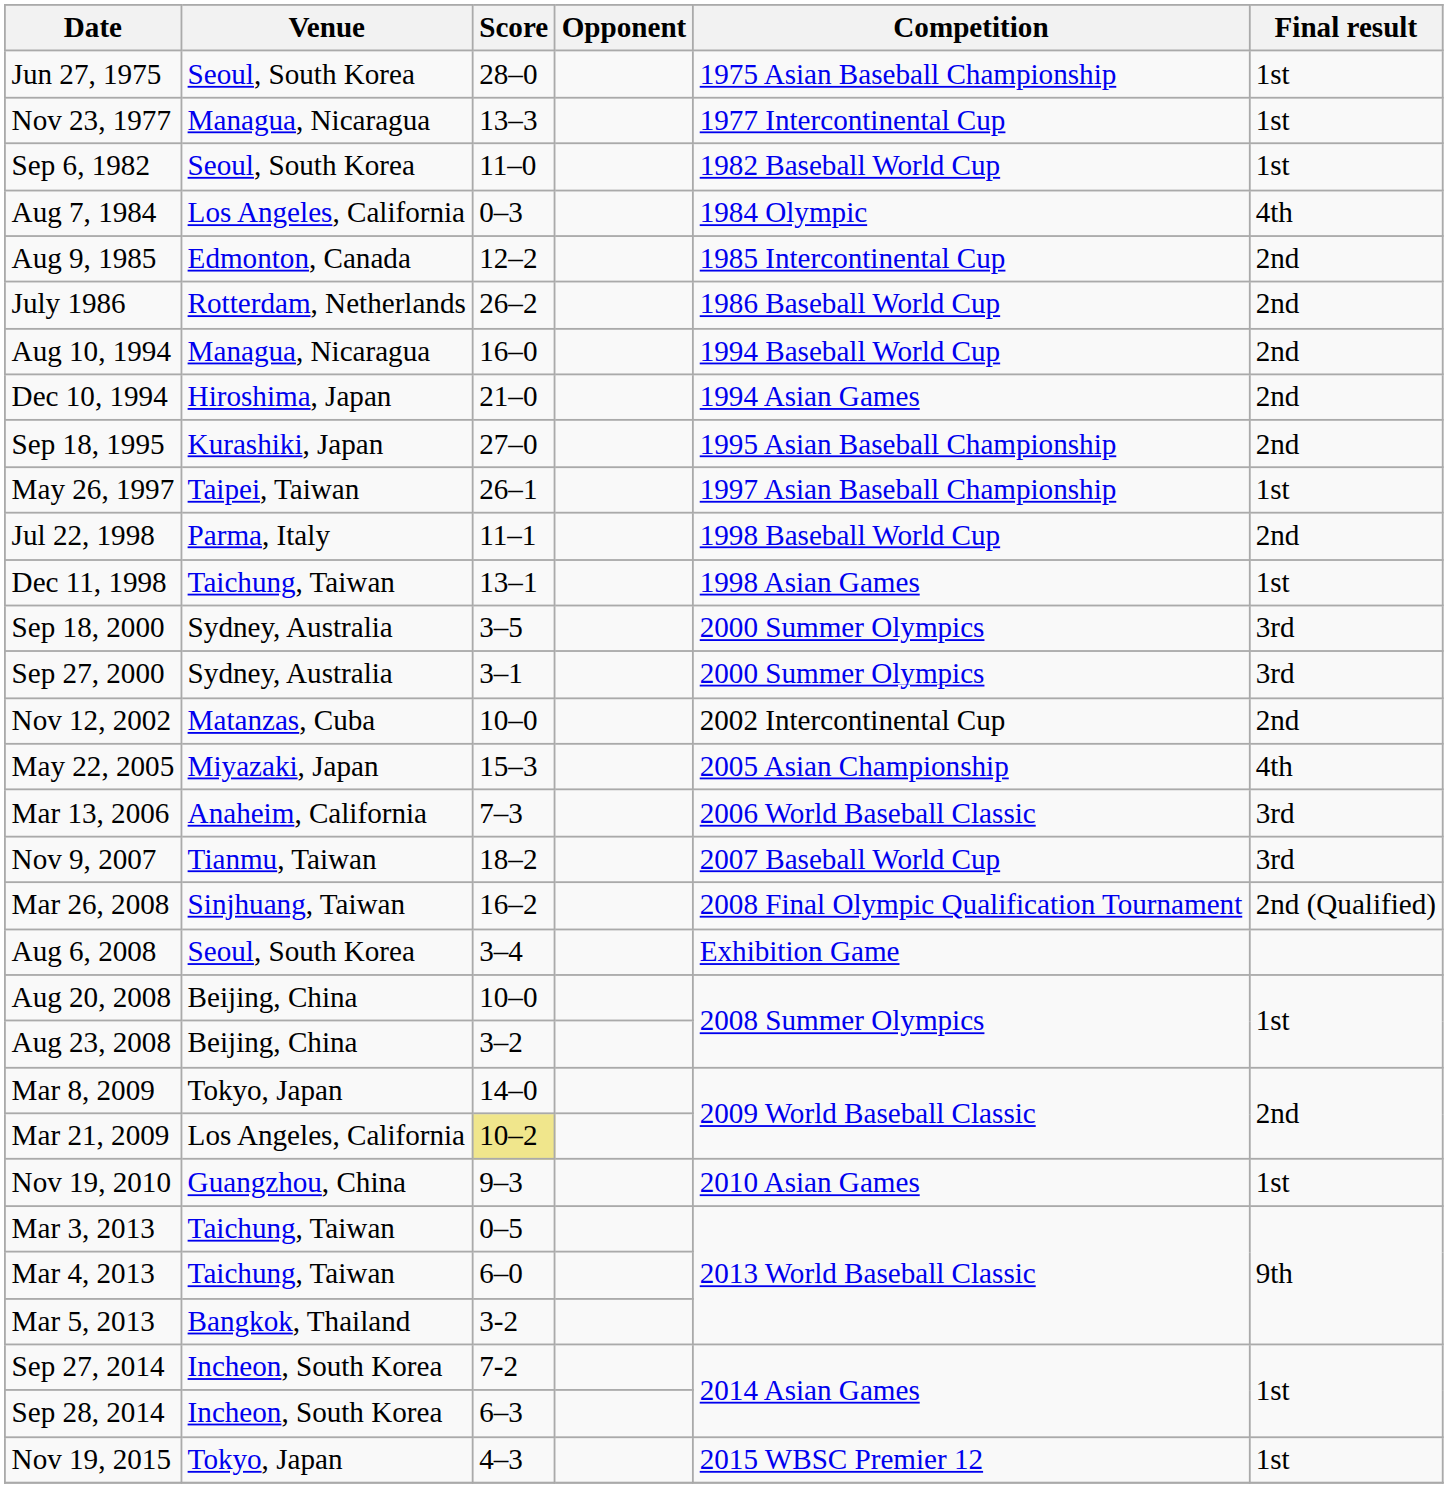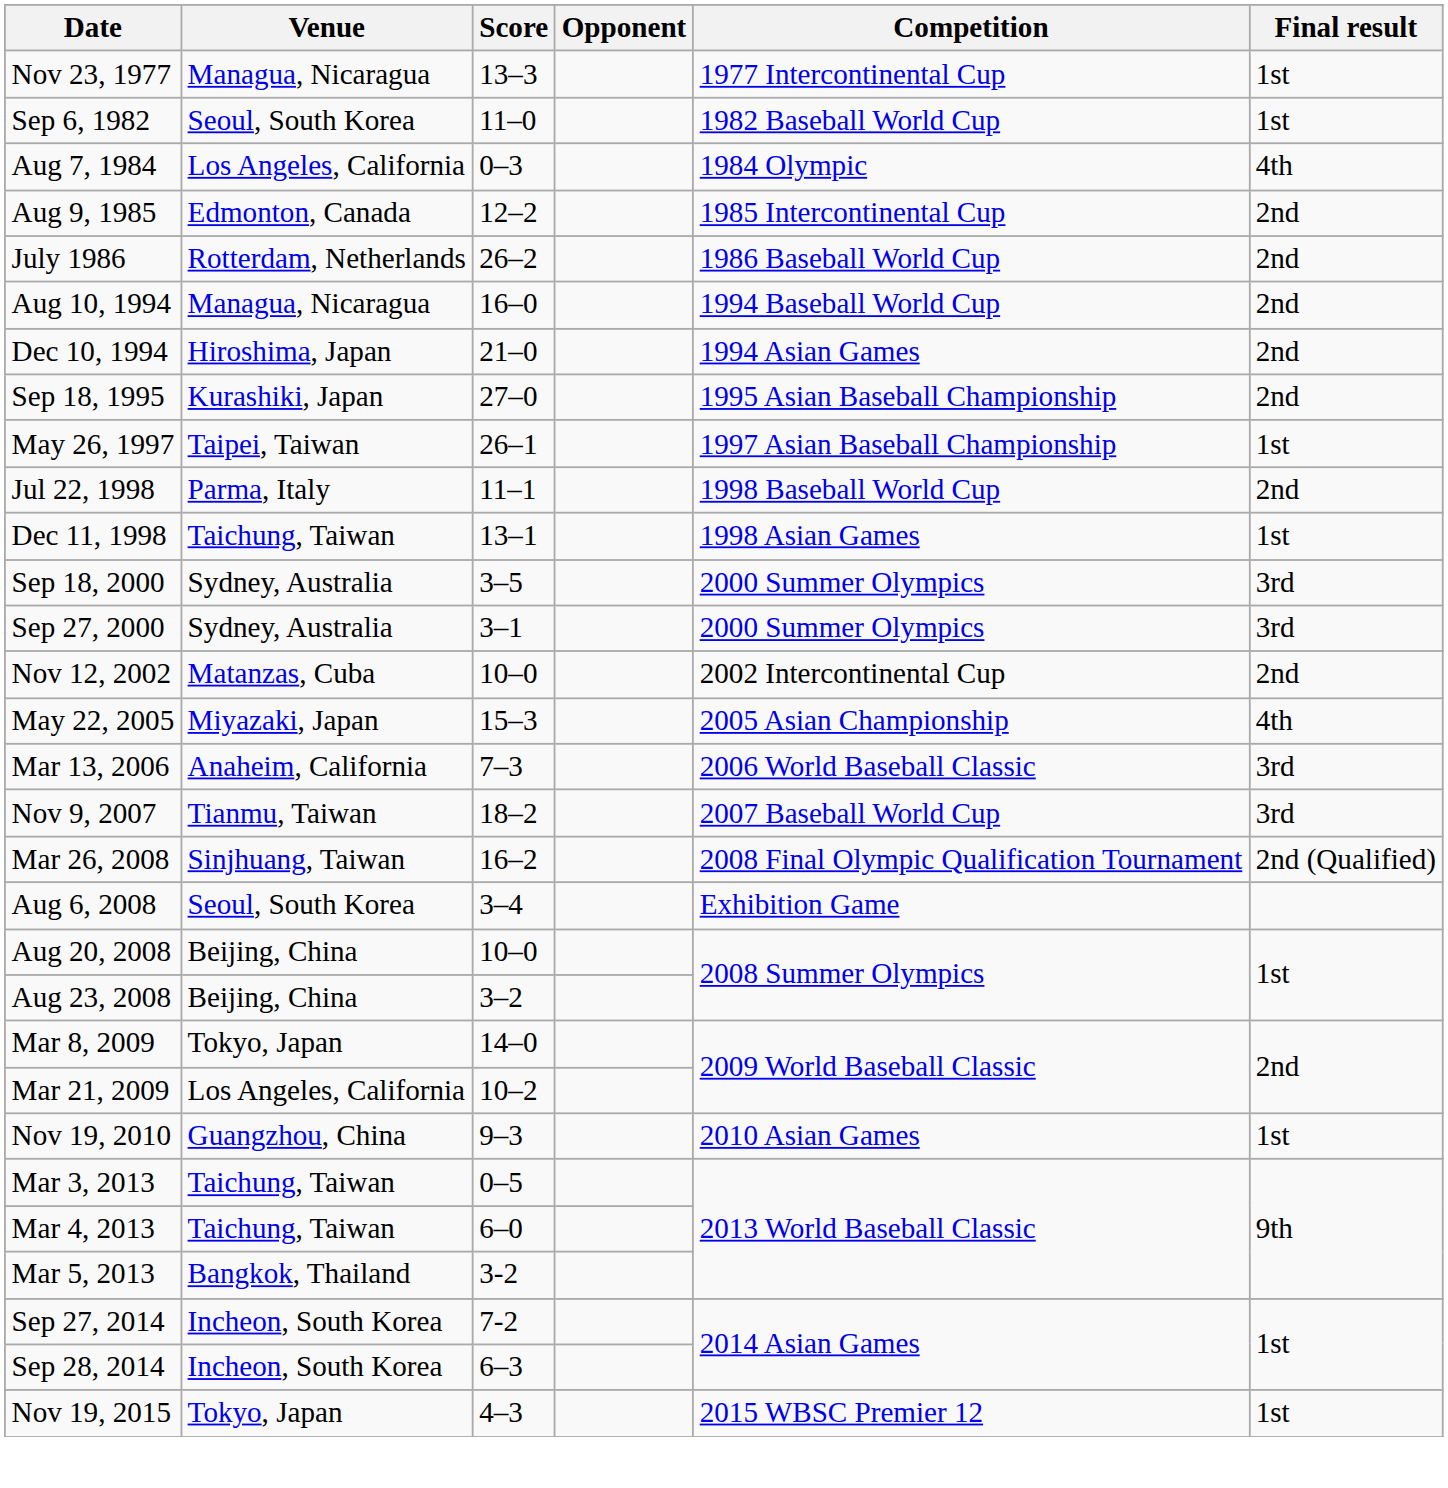- row: (86, 73)
(508, 1135) khaki background -> (508, 1089) no background
